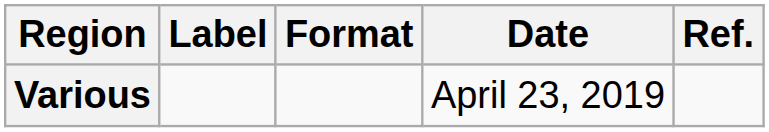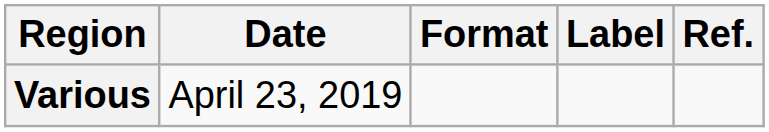columns swapped: (548, 34) <-> (218, 34)
